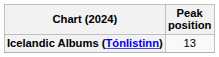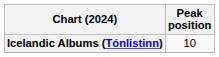(190, 43) 13 -> (190, 43) 10
